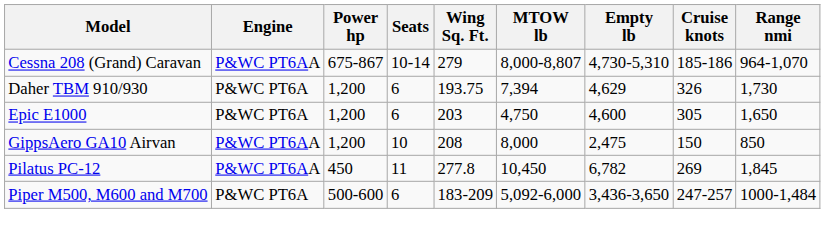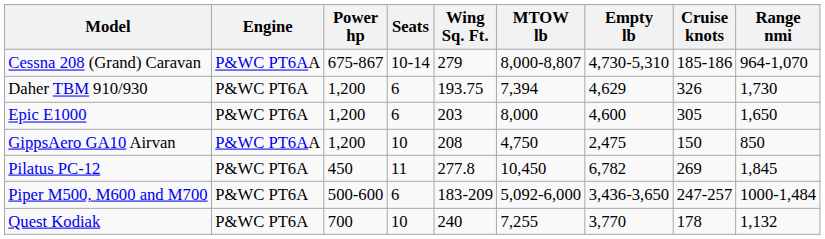(519, 115) 4,750 -> (519, 115) 8,000
(519, 141) 8,000 -> (519, 141) 4,750
(268, 168) P&WC PT6AA -> (262, 168) P&WC PT6A
+ row: (54, 221)
